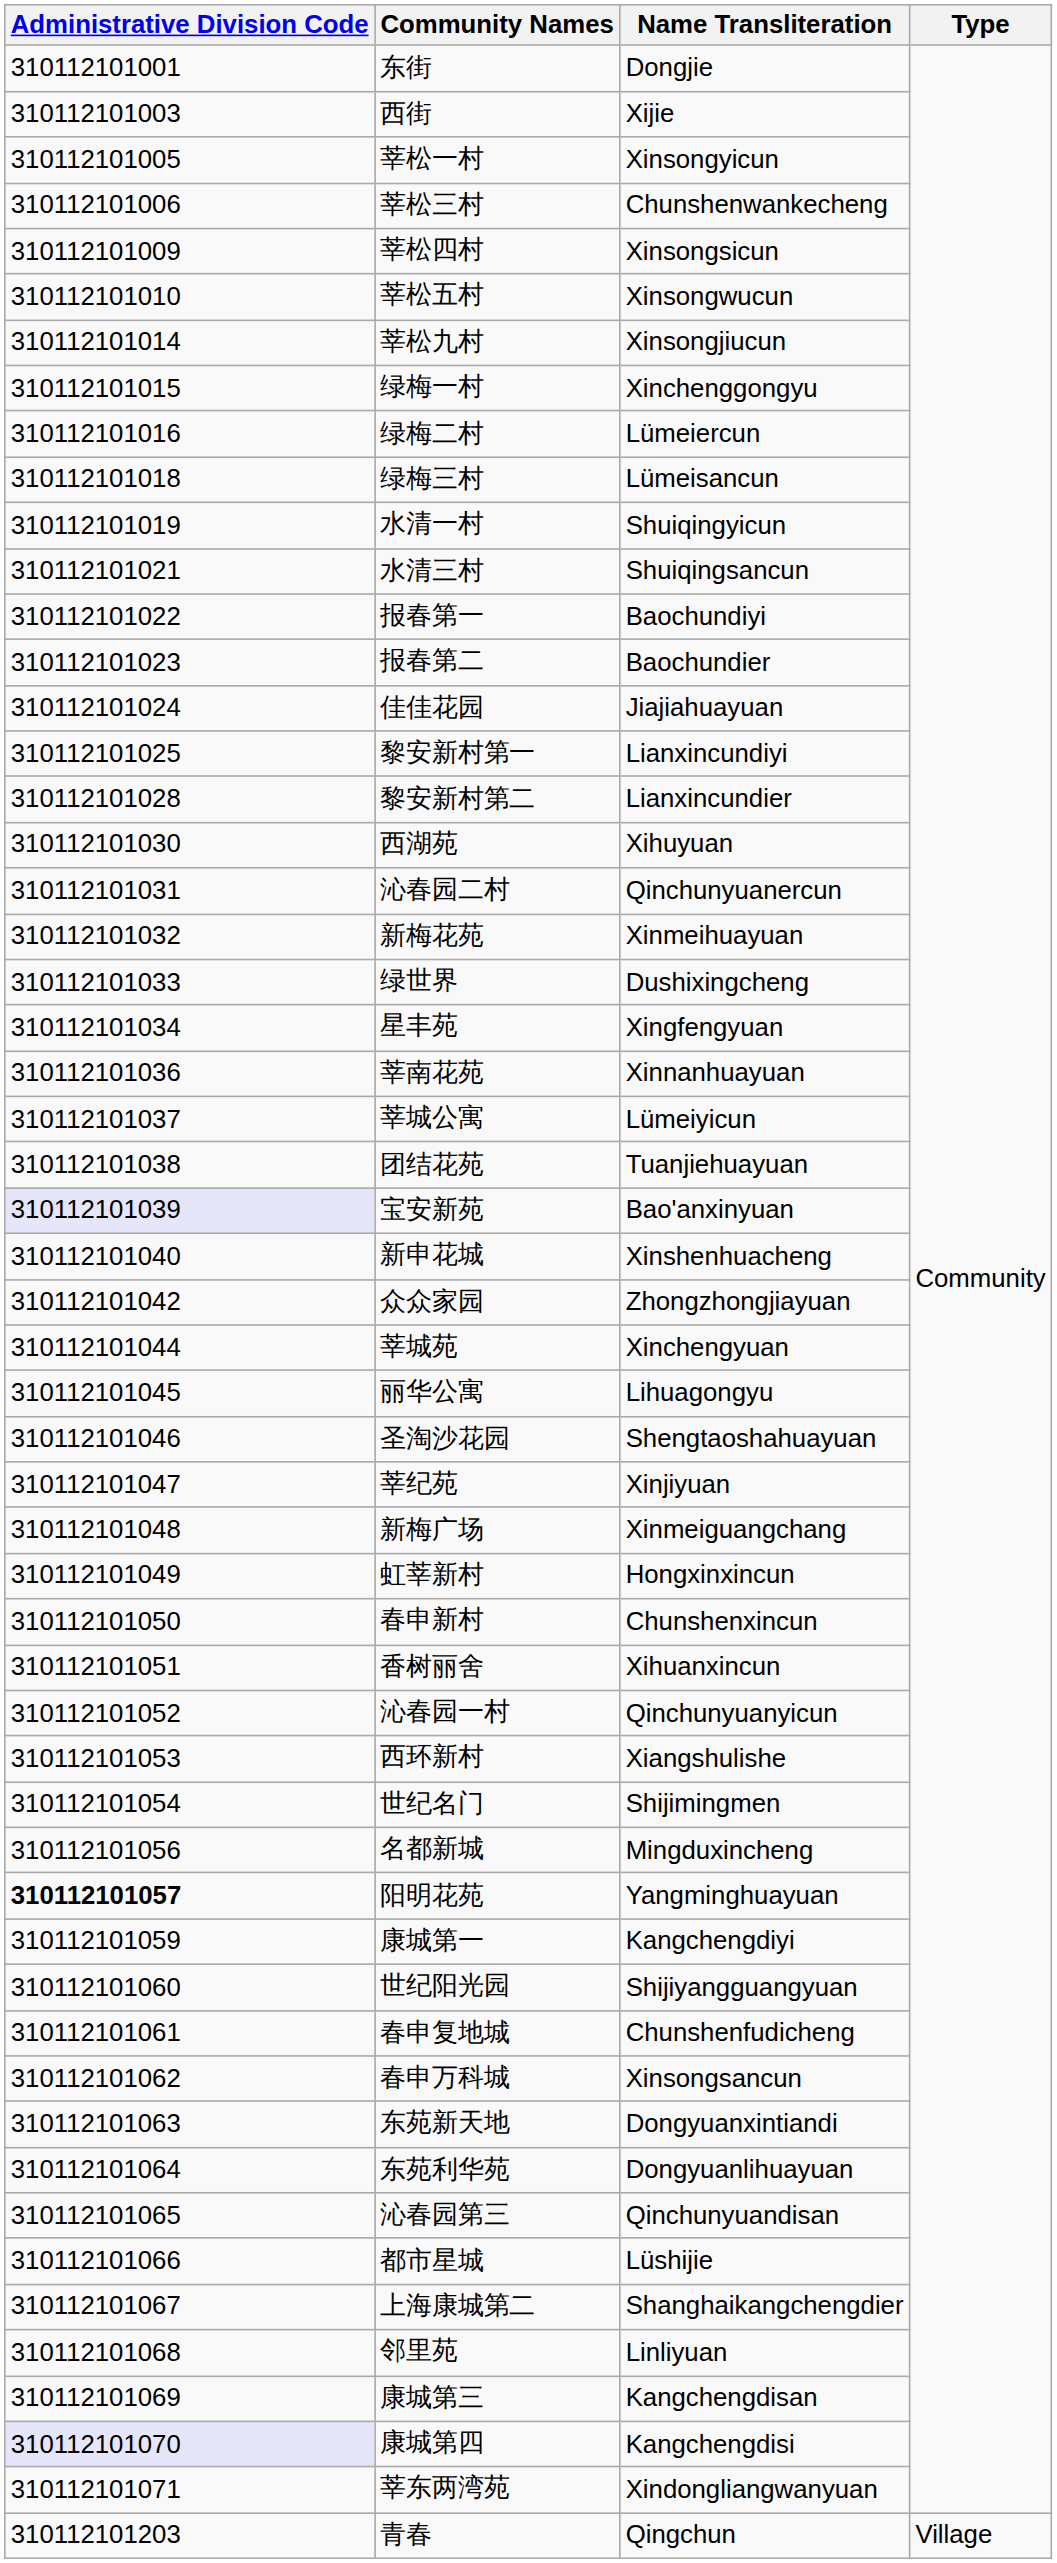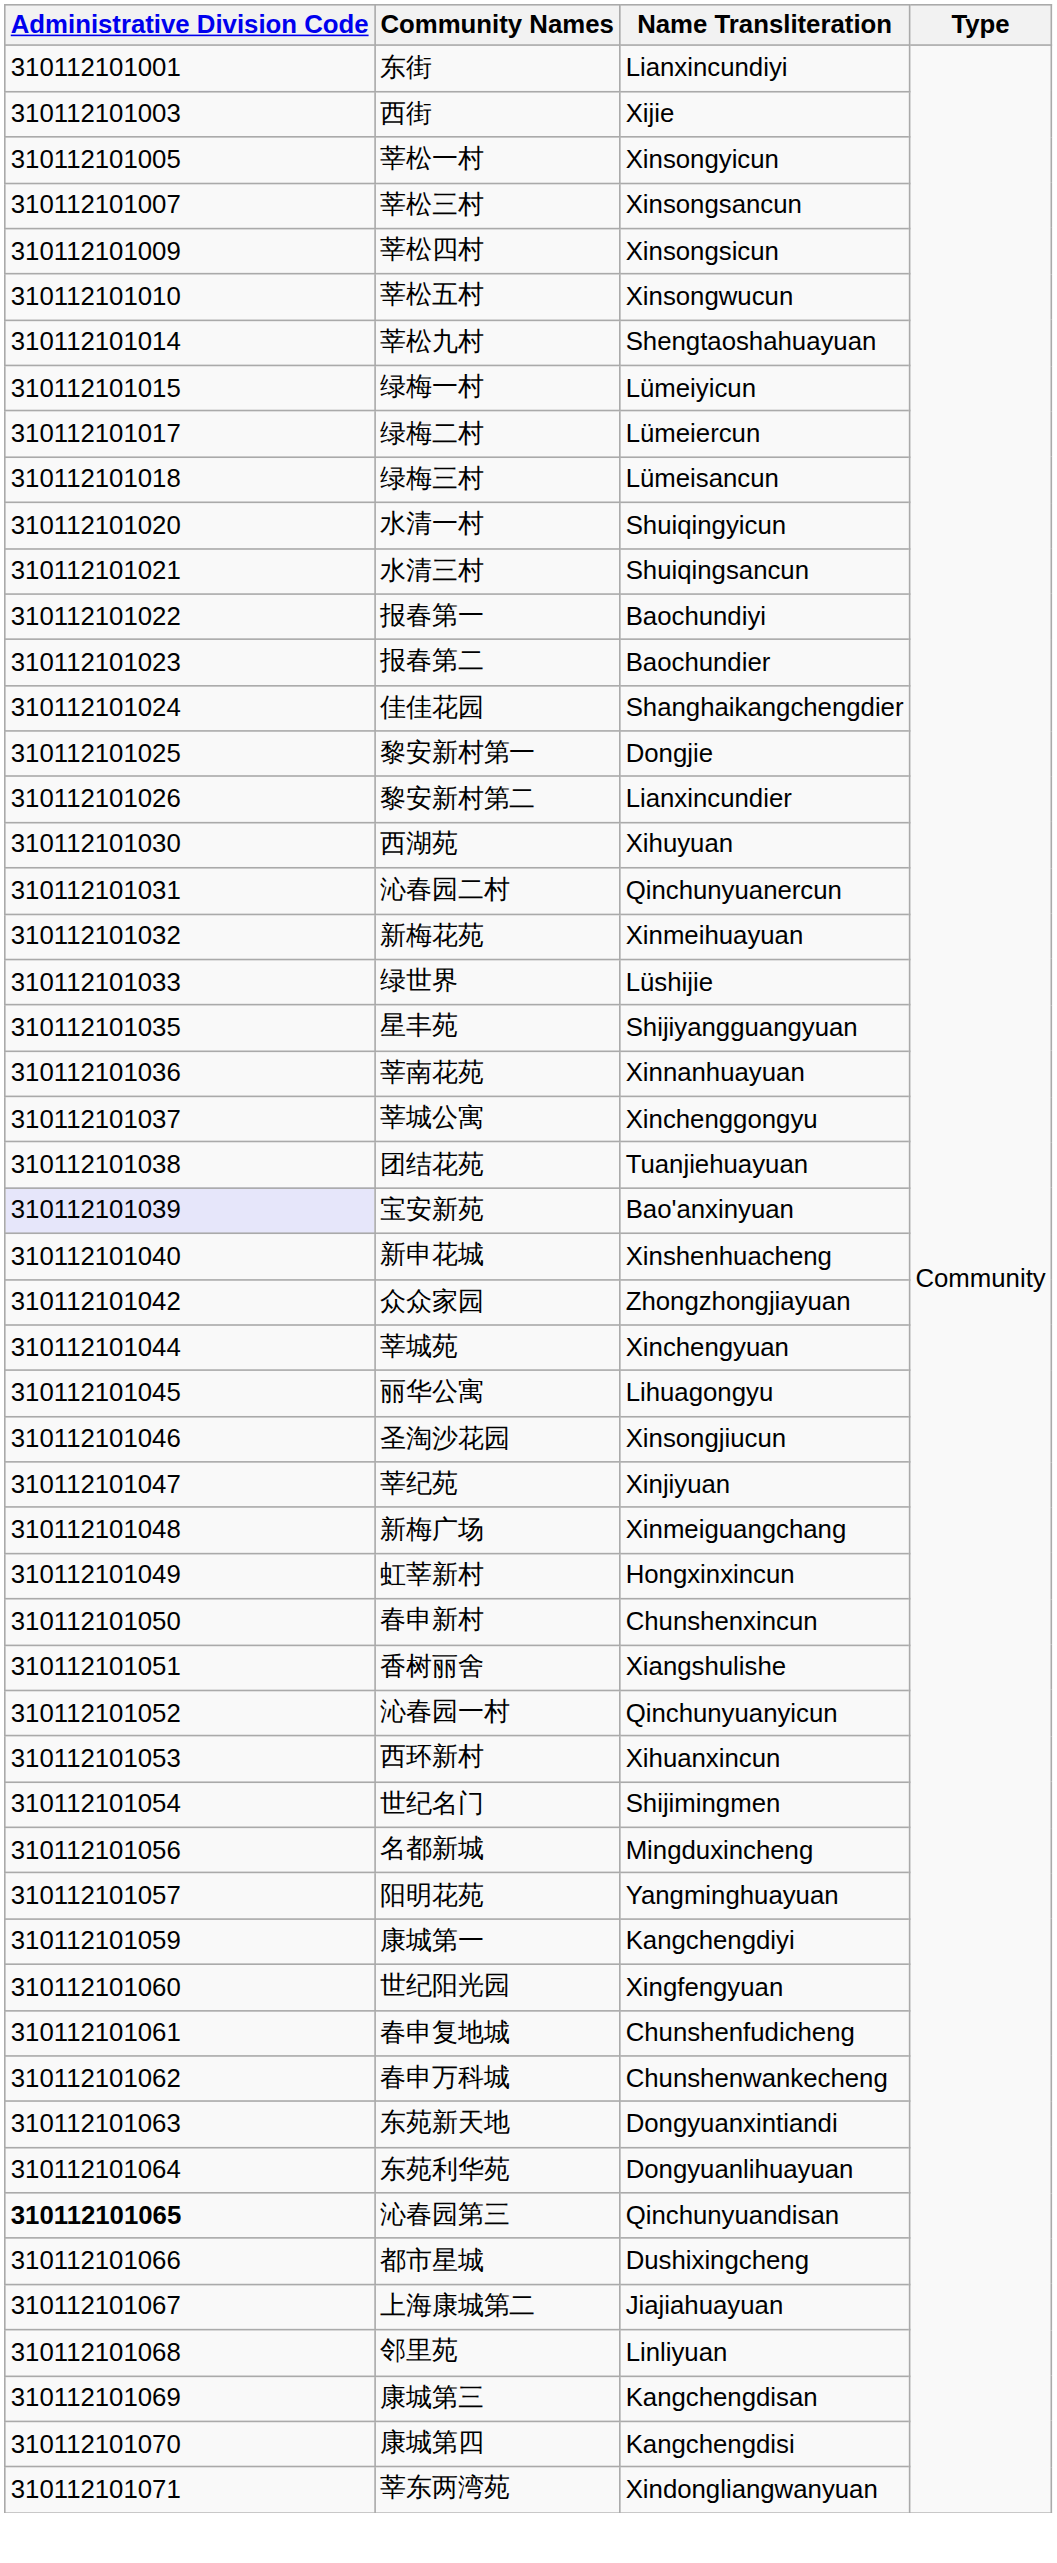(669, 68) Dongjie -> (707, 68) Lianxincundiyi
(96, 205) 310112101006 -> (96, 205) 310112101007
(757, 205) Chunshenwankecheng -> (714, 205) Xinsongsancun
(706, 342) Xinsongjiucun -> (751, 342) Shengtaoshahuayuan
(722, 387) Xinchenggongyu -> (691, 387) Lümeiyicun
(96, 433) 310112101016 -> (96, 433) 310112101017
(96, 525) 310112101019 -> (96, 525) 310112101020
(704, 707) Jiajiahuayuan -> (765, 707) Shanghaikangchengdier
(707, 753) Lianxincundiyi -> (669, 753) Dongjie
(96, 799) 310112101028 -> (96, 799) 310112101026
(717, 981) Dushixingcheng -> (669, 981) Lüshijie
(96, 1027) 310112101034 -> (96, 1027) 310112101035
(704, 1027) Xingfengyuan -> (742, 1027) Shijiyangguangyuan
(691, 1118) Lümeiyicun -> (722, 1118) Xinchenggongyu
(751, 1438) Shengtaoshahuayuan -> (706, 1438) Xinsongjiucun
(703, 1667) Xihuanxincun -> (706, 1667) Xiangshulishe
(706, 1758) Xiangshulishe -> (703, 1758) Xihuanxincun
(96, 1895) bold -> (96, 1895) normal
(742, 1986) Shijiyangguangyuan -> (704, 1986) Xingfengyuan
(714, 2078) Xinsongsancun -> (757, 2078) Chunshenwankecheng
(96, 2215) normal -> (96, 2215) bold
(669, 2261) Lüshijie -> (717, 2261) Dushixingcheng
(765, 2306) Shanghaikangchengdier -> (704, 2306) Jiajiahuayuan
(96, 2443) lavender background -> (96, 2443) no background
- row: (406, 2534)
